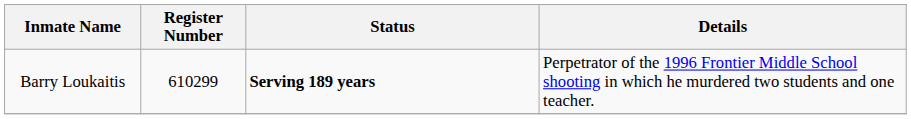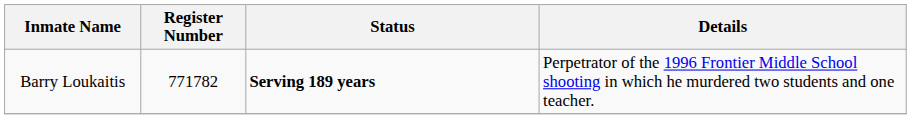(193, 81) 610299 -> (193, 81) 771782
